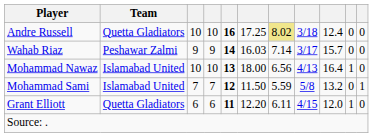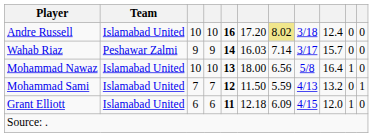(144, 31) Quetta Gladiators -> (144, 31) Islamabad United
(253, 31) 17.25 -> (253, 31) 17.20
(307, 68) 4/13 -> (307, 68) 5/8
(307, 86) 5/8 -> (307, 86) 4/13
(144, 104) Quetta Gladiators -> (144, 104) Islamabad United
(253, 104) 12.20 -> (253, 104) 12.18
(282, 104) 6.11 -> (282, 104) 6.09
